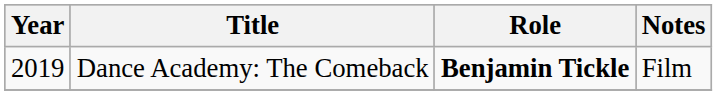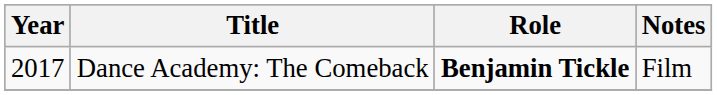(38, 68) 2019 -> (38, 68) 2017
